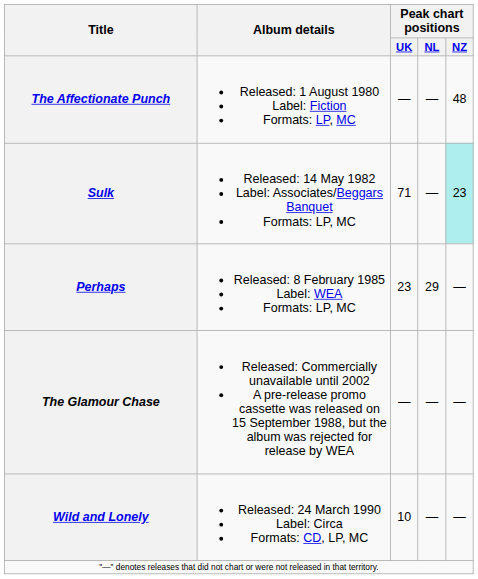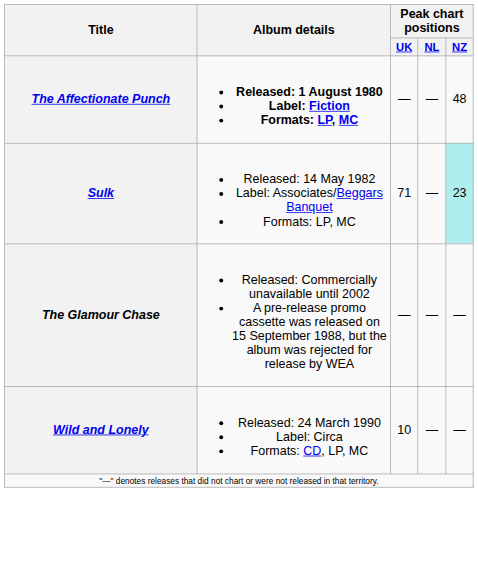(294, 106) normal -> (294, 106) bold
- row: (101, 287)
